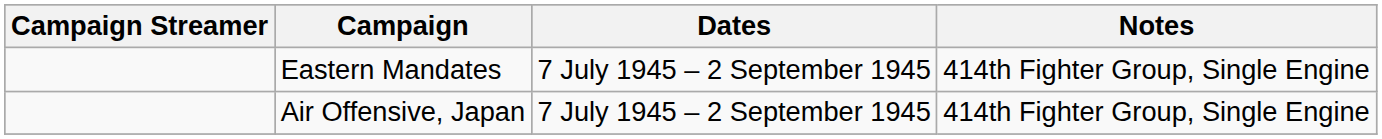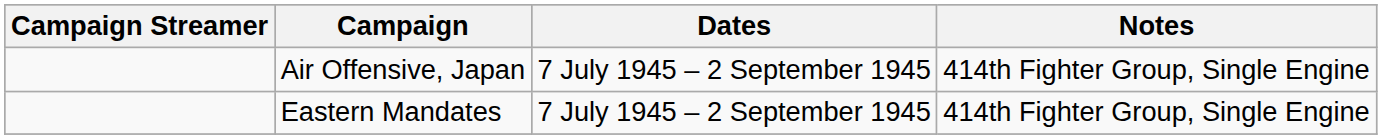rows swapped: (403, 112) <-> (391, 69)
